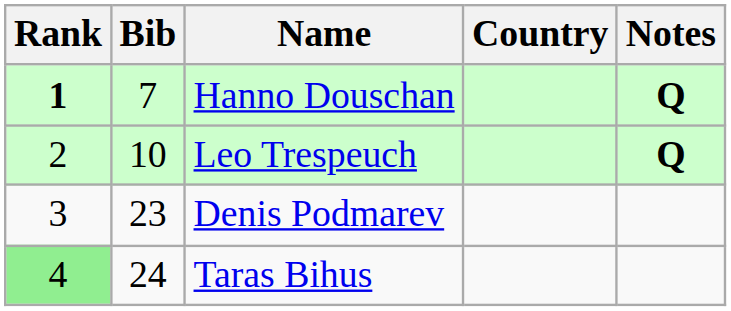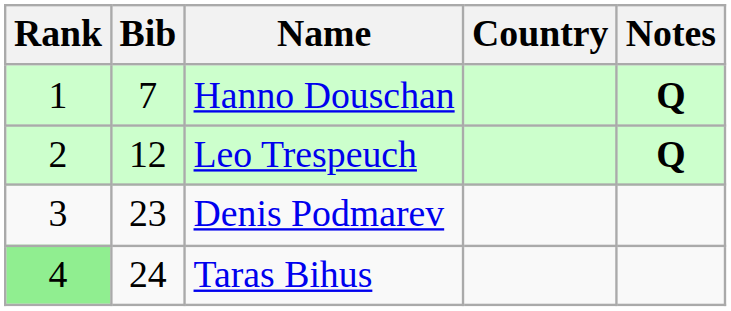(58, 94) bold -> (58, 94) normal
(148, 154) 10 -> (148, 154) 12
